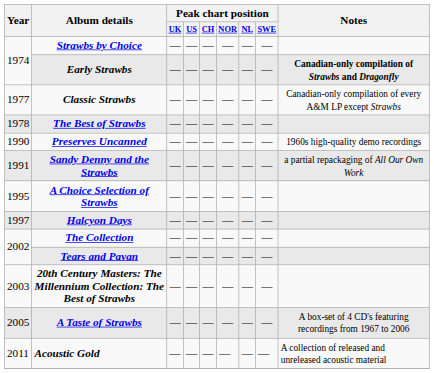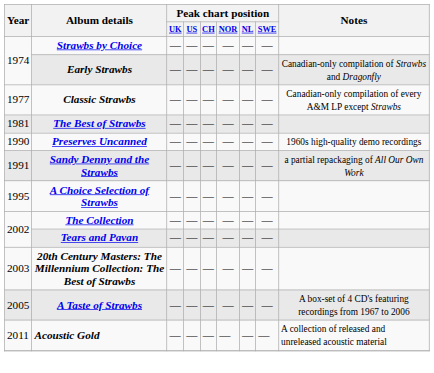(354, 69) bold -> (354, 70) normal
(18, 124) 1978 -> (18, 124) 1981
- row: (99, 220)
